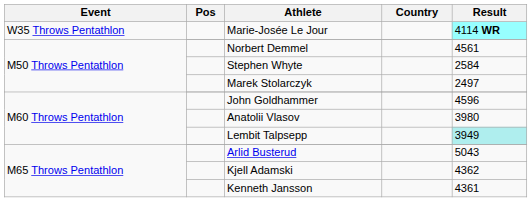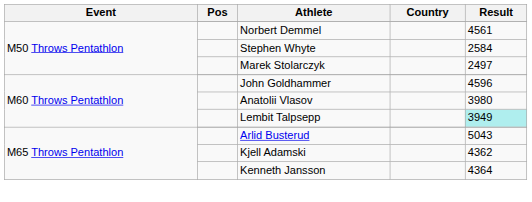- row: (66, 30)
(467, 188) 4361 -> (480, 170) 4364
